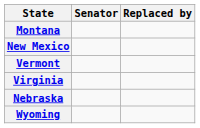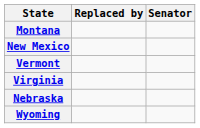columns swapped: (96, 13) <-> (158, 13)
